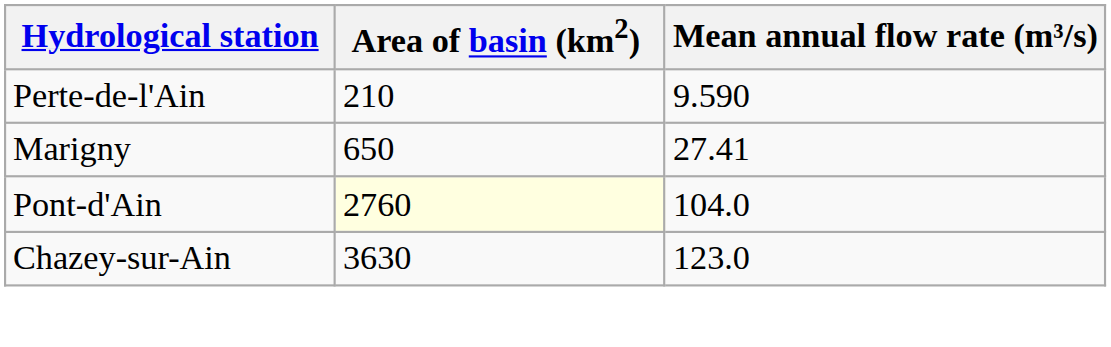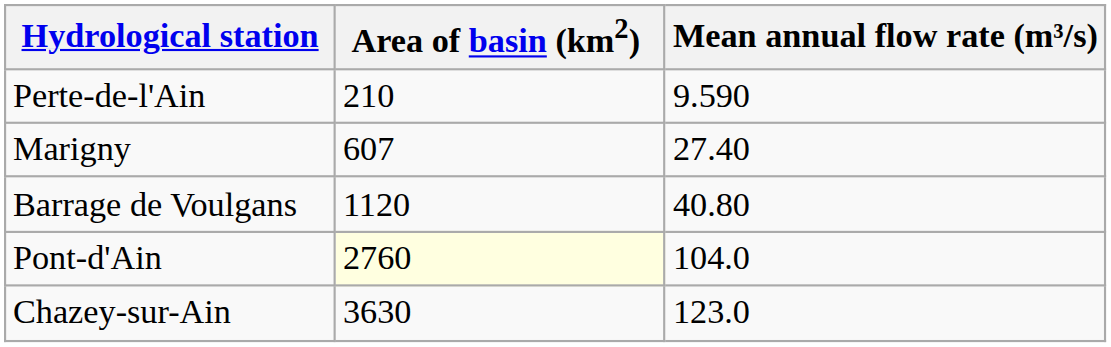(369, 149) 650 -> (369, 149) 607
(711, 149) 27.41 -> (711, 149) 27.40
+ row: (155, 203)
